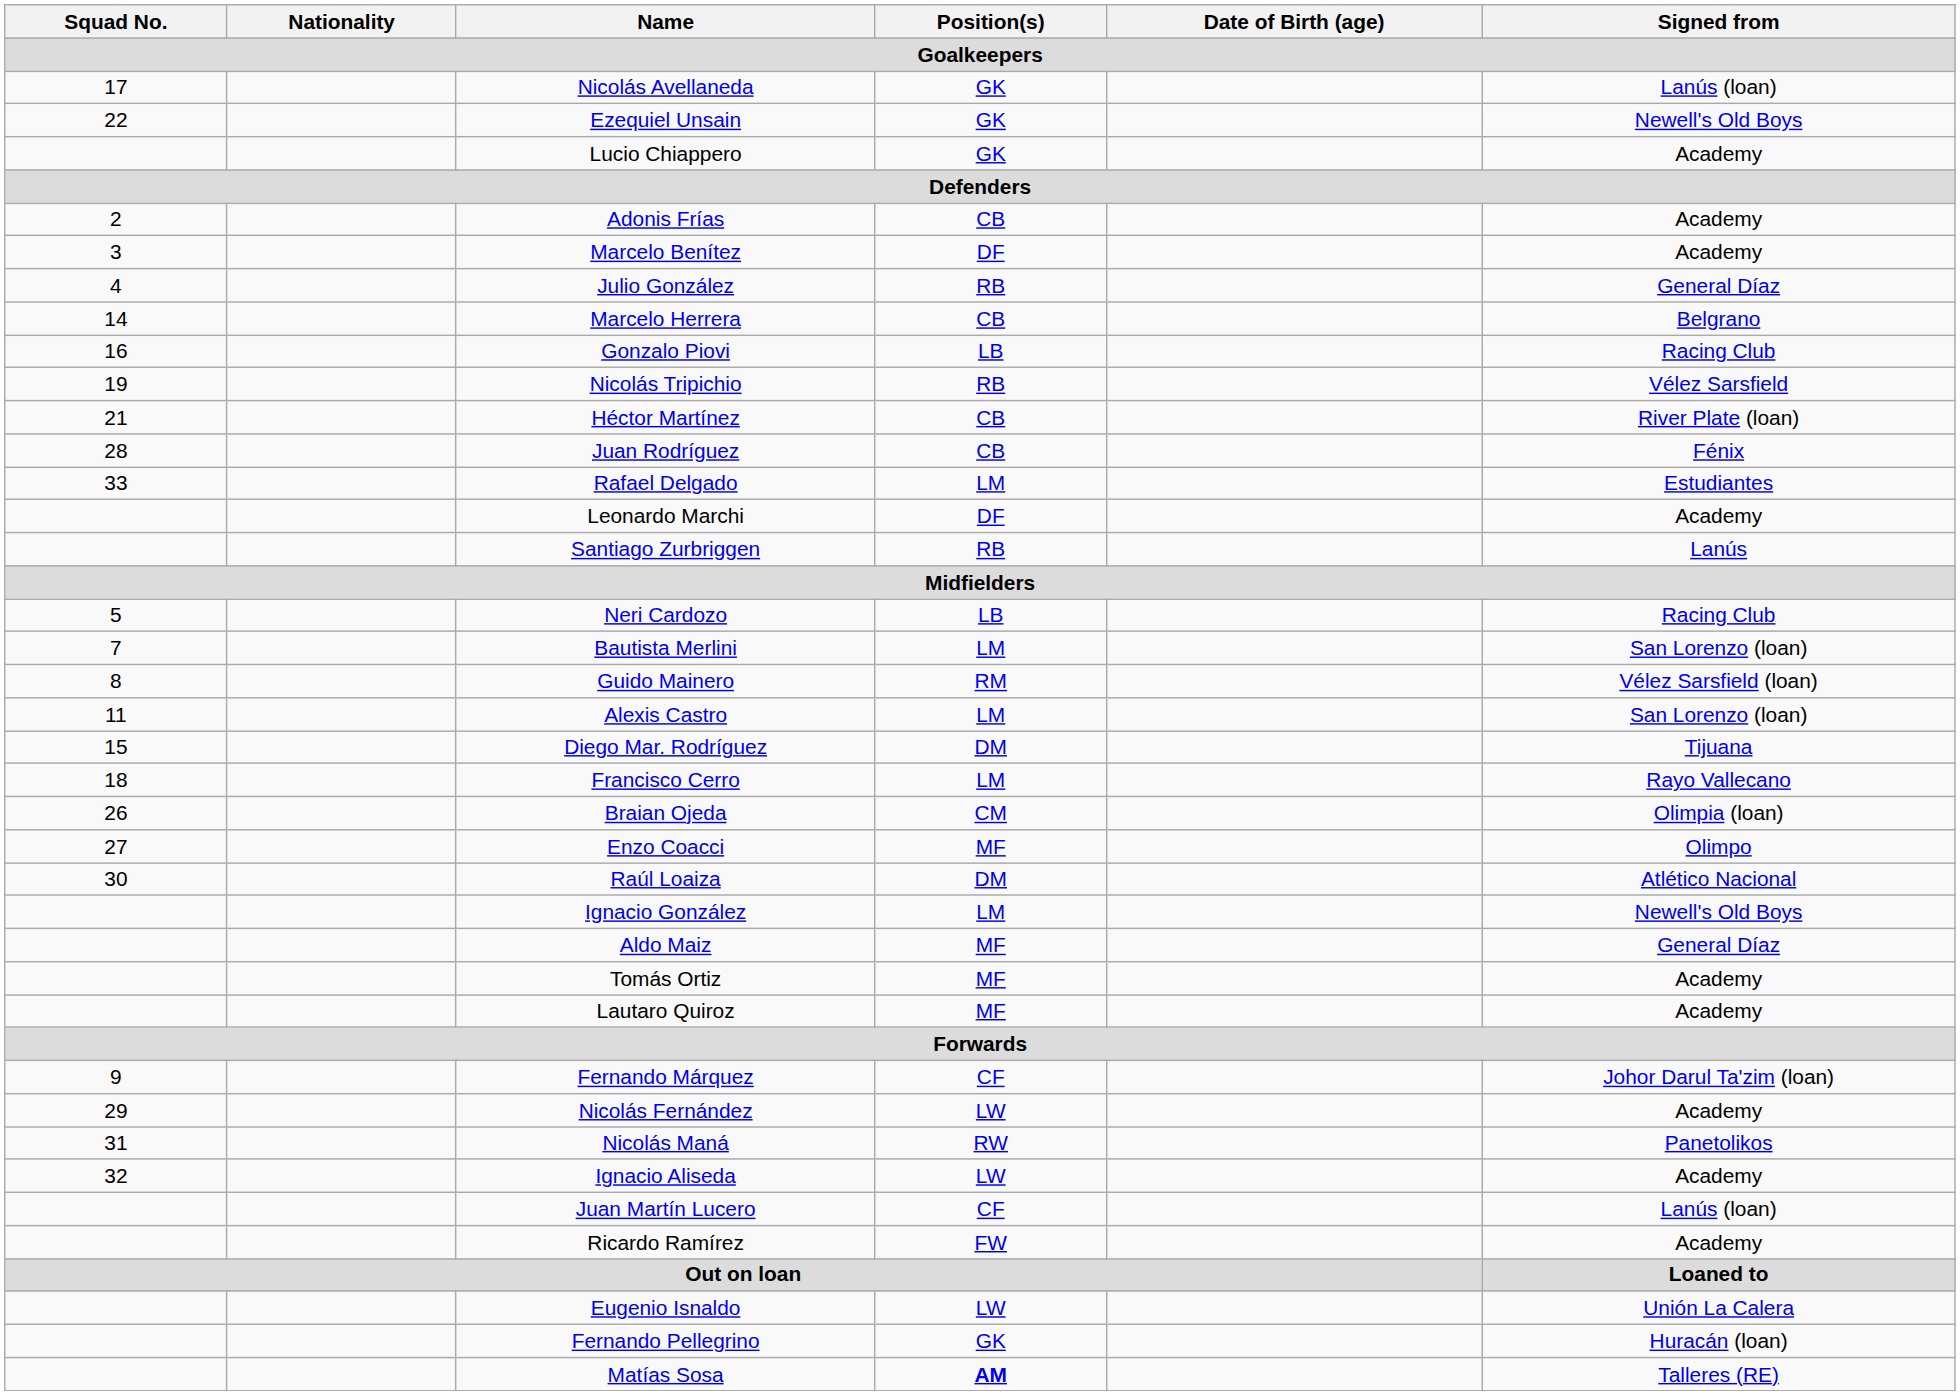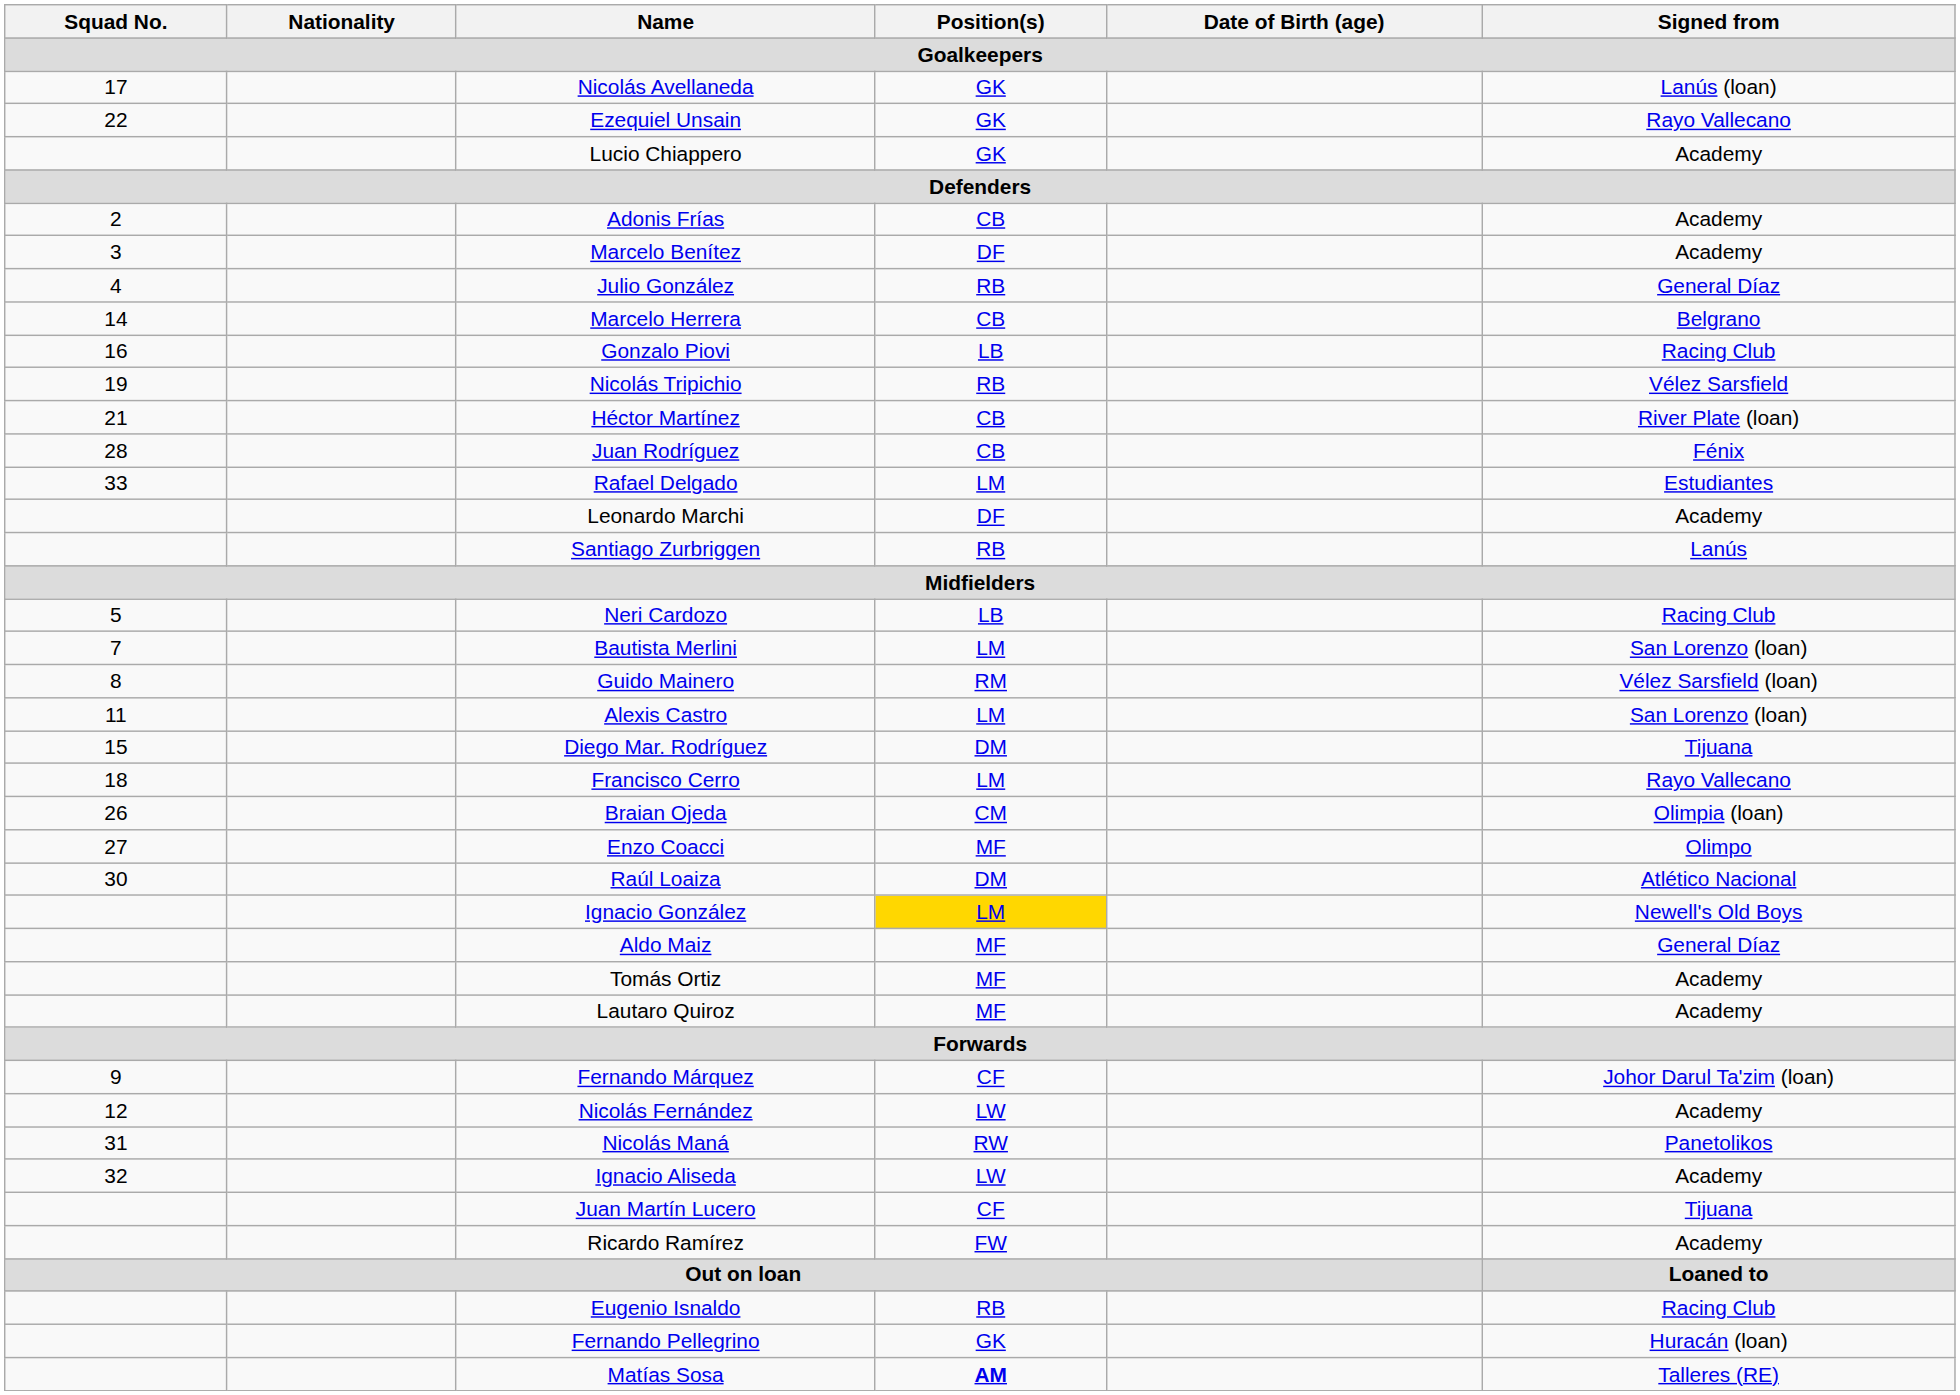(1719, 121) Newell's Old Boys -> (1719, 121) Rayo Vallecano
(991, 912) no background -> (991, 912) gold background
(116, 1110) 29 -> (116, 1110) 12
(1719, 1209) Lanús (loan) -> (1719, 1209) Tijuana
(991, 1308) LW -> (991, 1308) RB
(1719, 1308) Unión La Calera -> (1719, 1308) Racing Club
